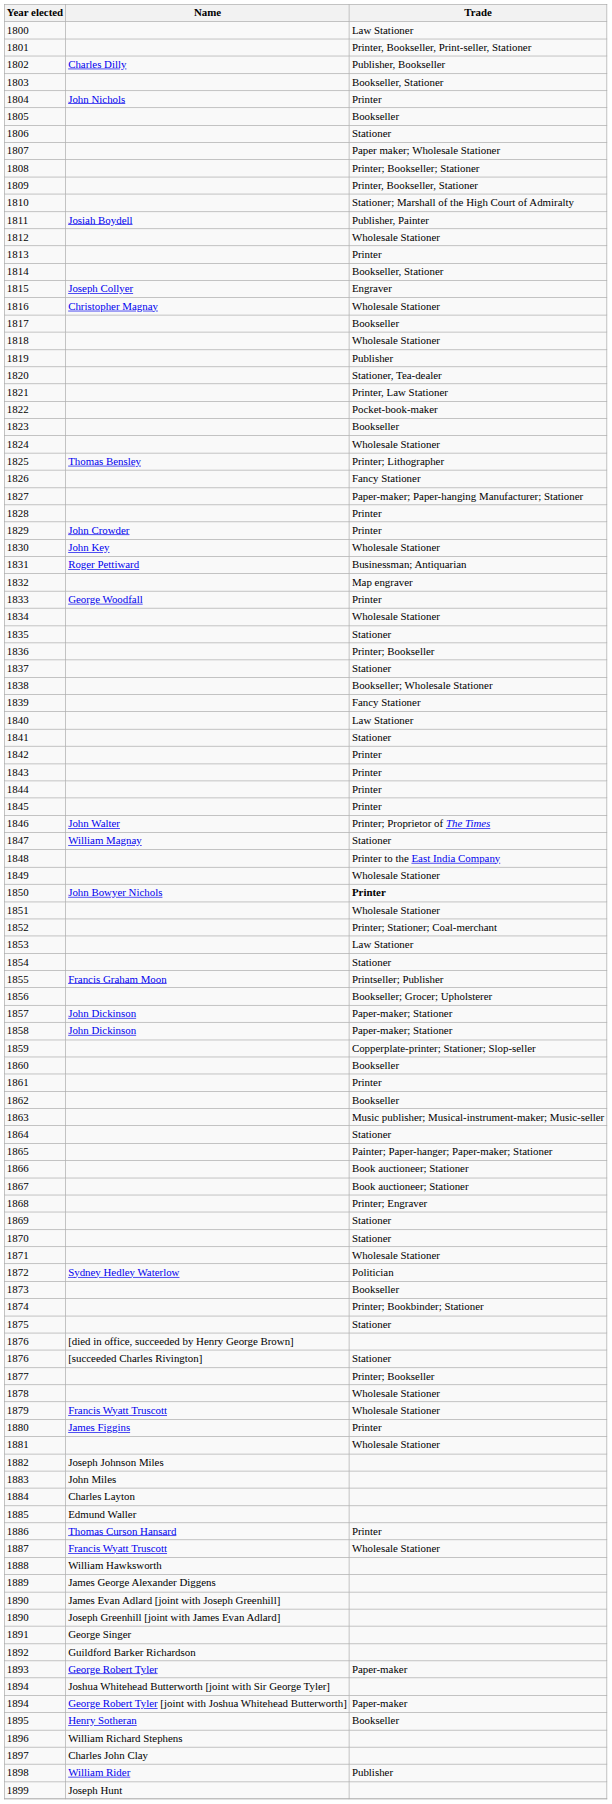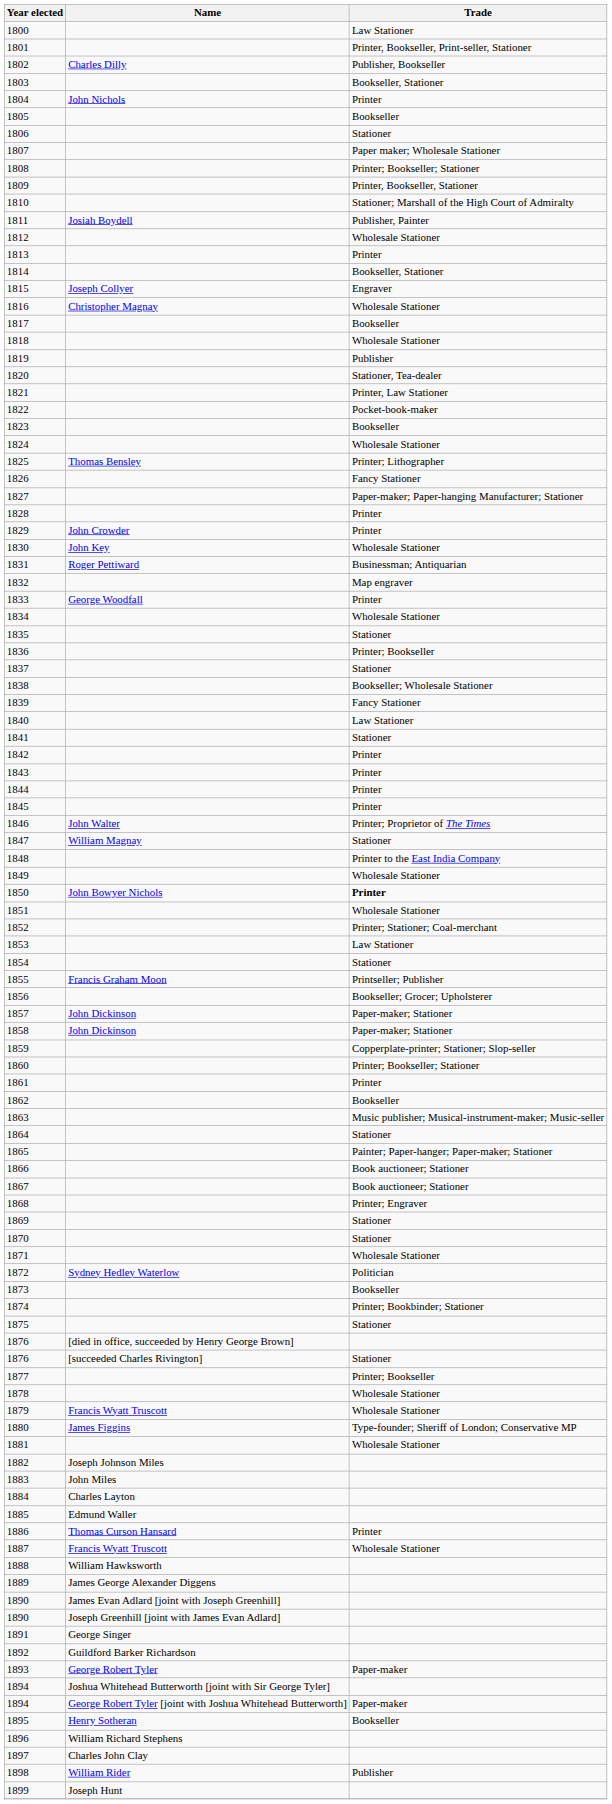(375, 1065) Bookseller -> (416, 1065) Printer; Bookseller; Stationer
(367, 1428) Printer -> (464, 1428) Type-founder; Sheriff of London; Conservative MP
